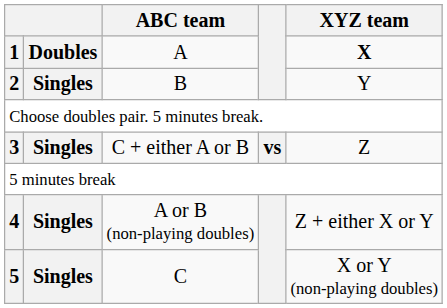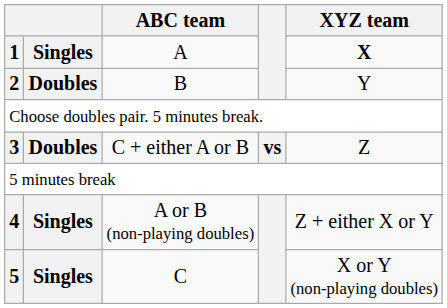(63, 52) Doubles -> (63, 52) Singles
(63, 83) Singles -> (63, 83) Doubles
(63, 147) Singles -> (63, 147) Doubles
